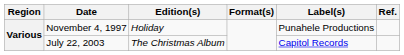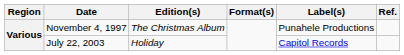(147, 27) Holiday -> (178, 27) The Christmas Album
(178, 43) The Christmas Album -> (147, 43) Holiday
